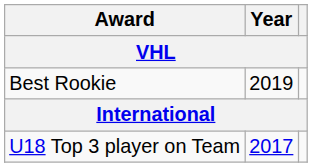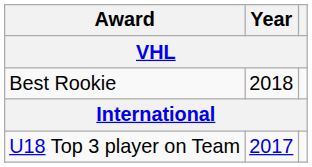(271, 83) 2019 -> (271, 83) 2018
